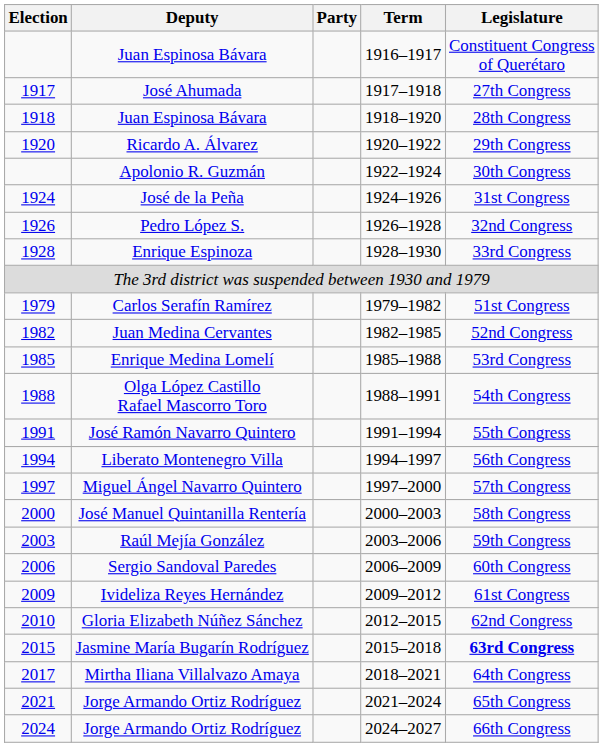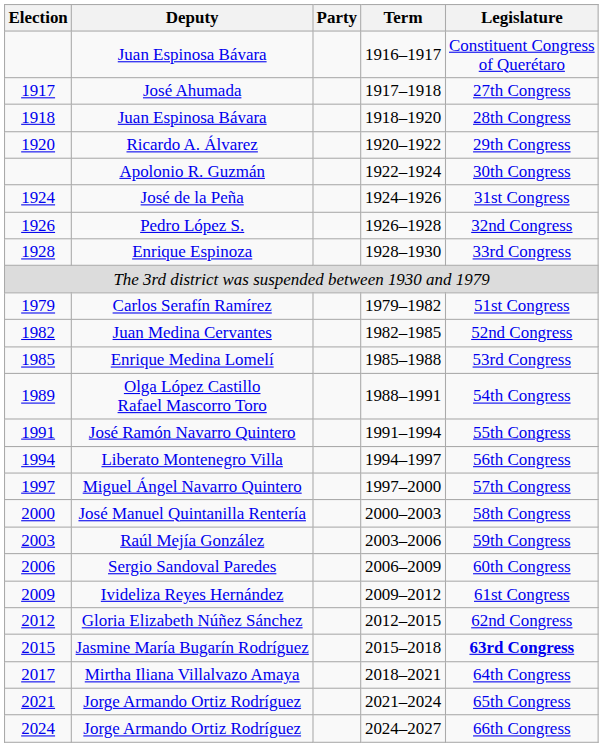(38, 396) 1988 -> (38, 396) 1989
(38, 620) 2010 -> (38, 620) 2012
